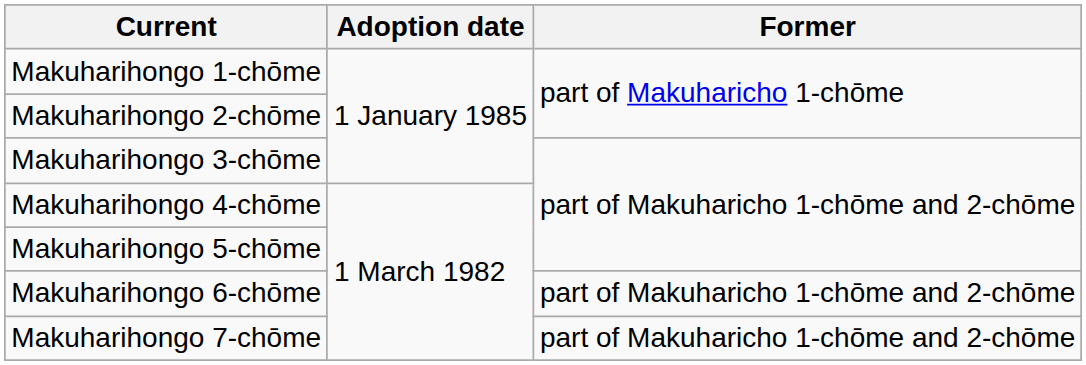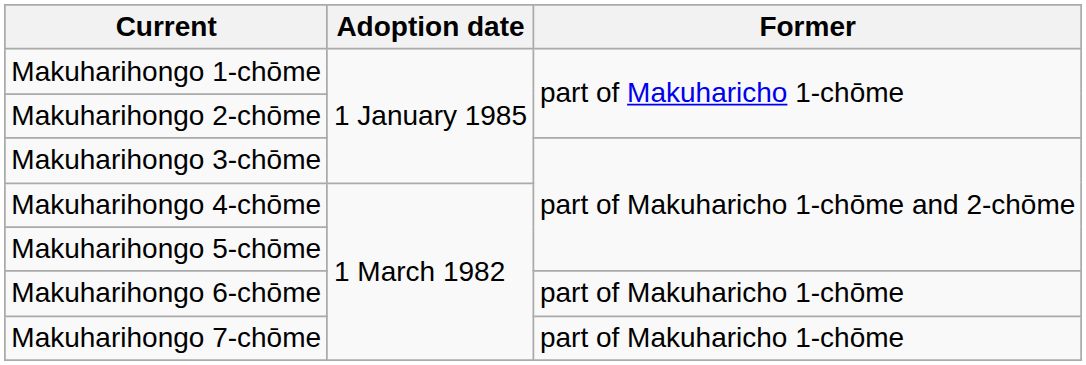(808, 293) part of Makuharicho 1-chōme and 2-chōme -> (722, 293) part of Makuharicho 1-chōme
(808, 337) part of Makuharicho 1-chōme and 2-chōme -> (722, 337) part of Makuharicho 1-chōme
